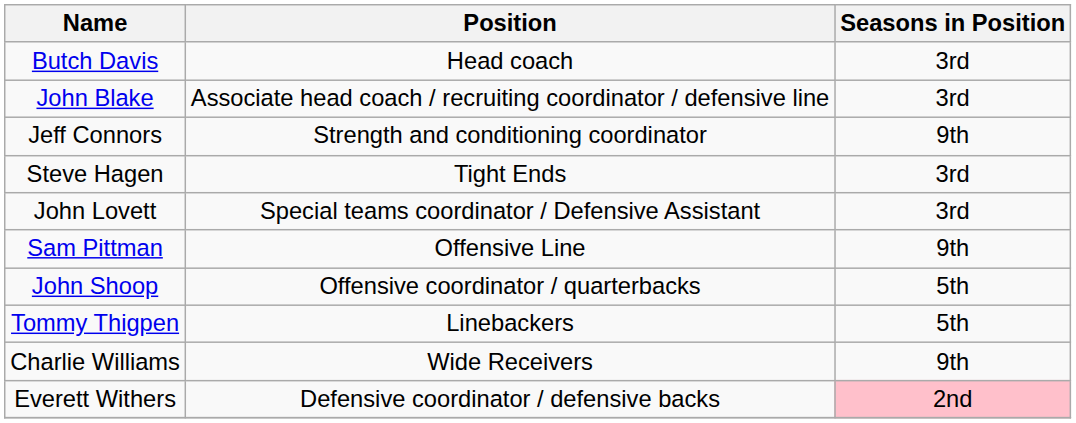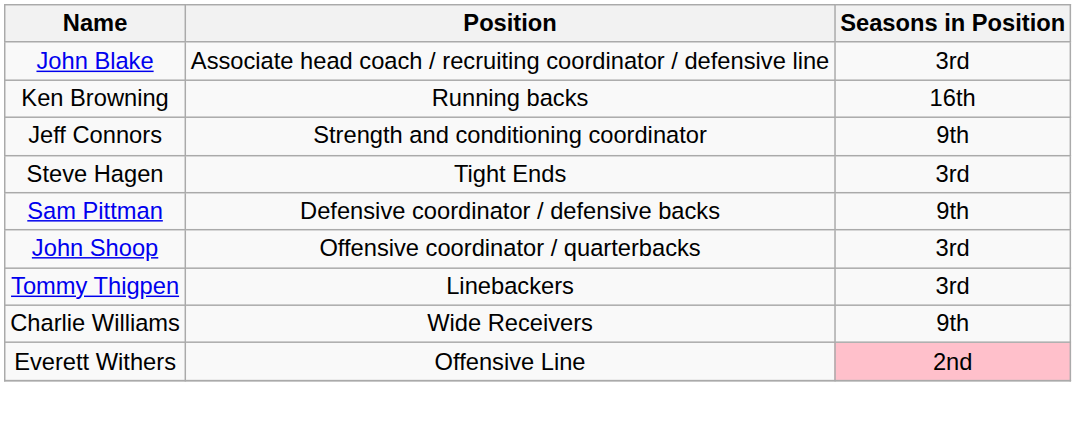- row: (95, 60)
+ row: (95, 98)
- row: (95, 211)
(510, 248) Offensive Line -> (510, 211) Defensive coordinator / defensive backs
(953, 286) 5th -> (953, 248) 3rd
(953, 323) 5th -> (953, 286) 3rd
(510, 398) Defensive coordinator / defensive backs -> (510, 361) Offensive Line
